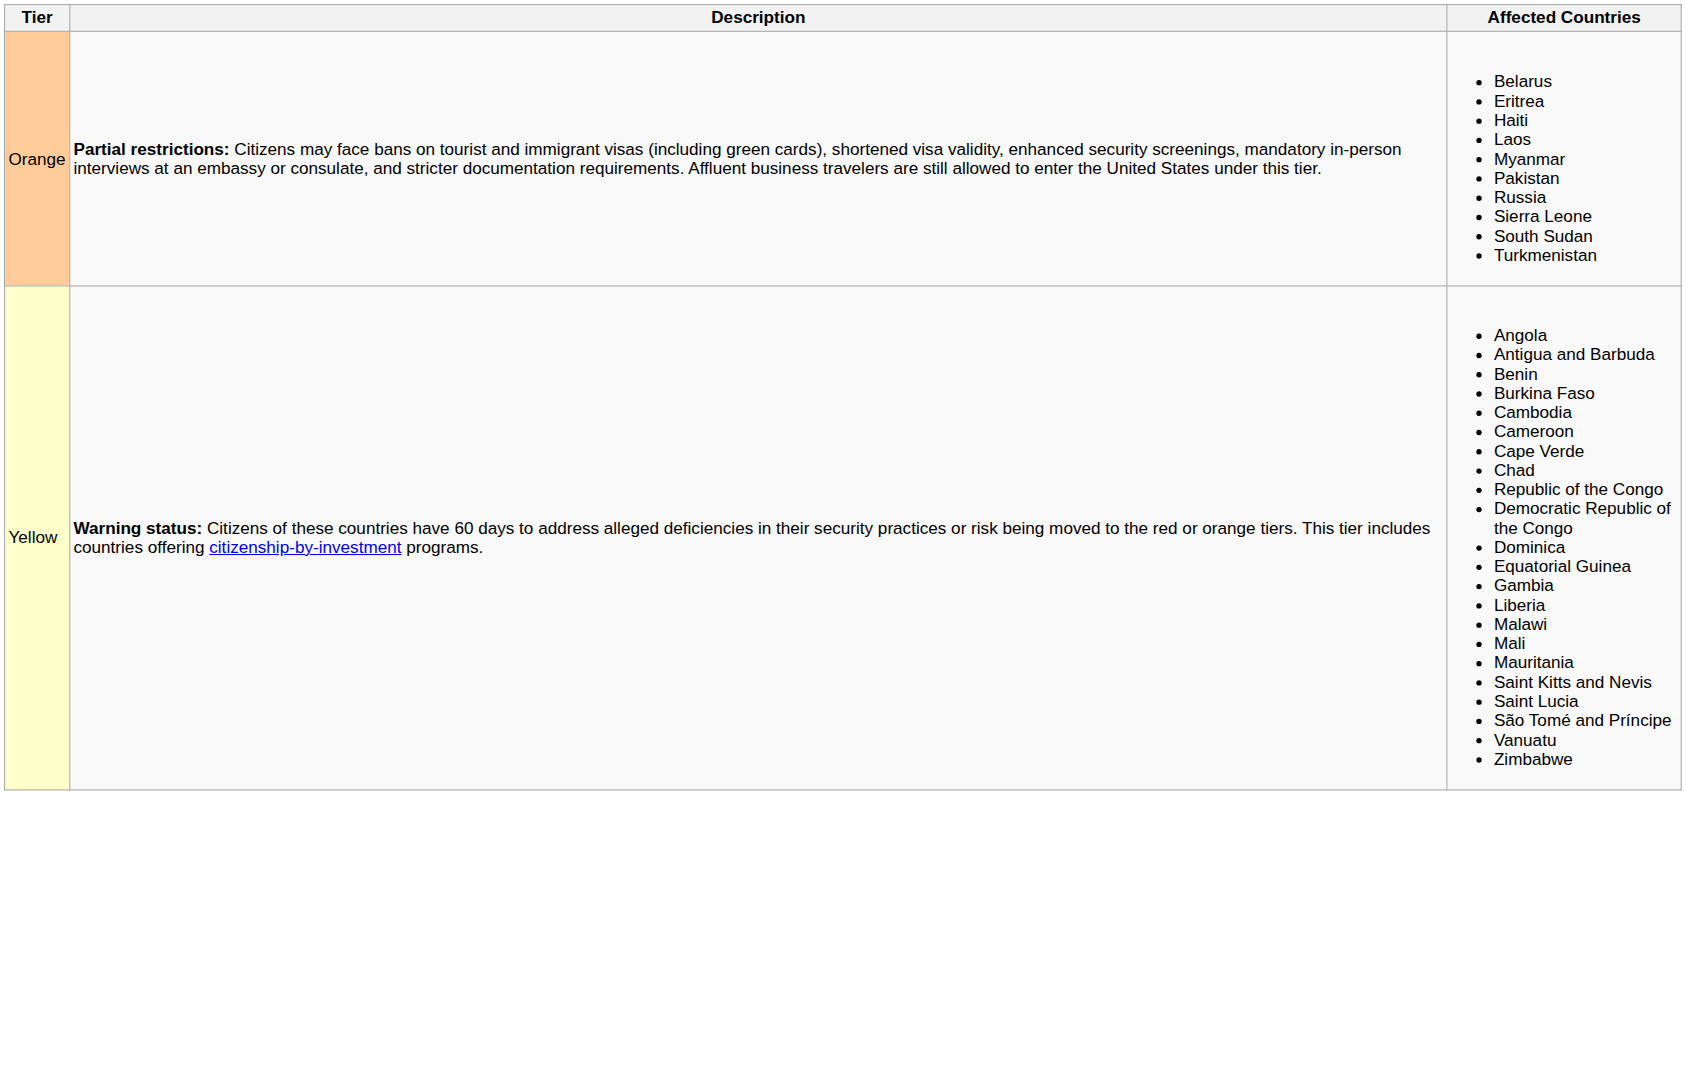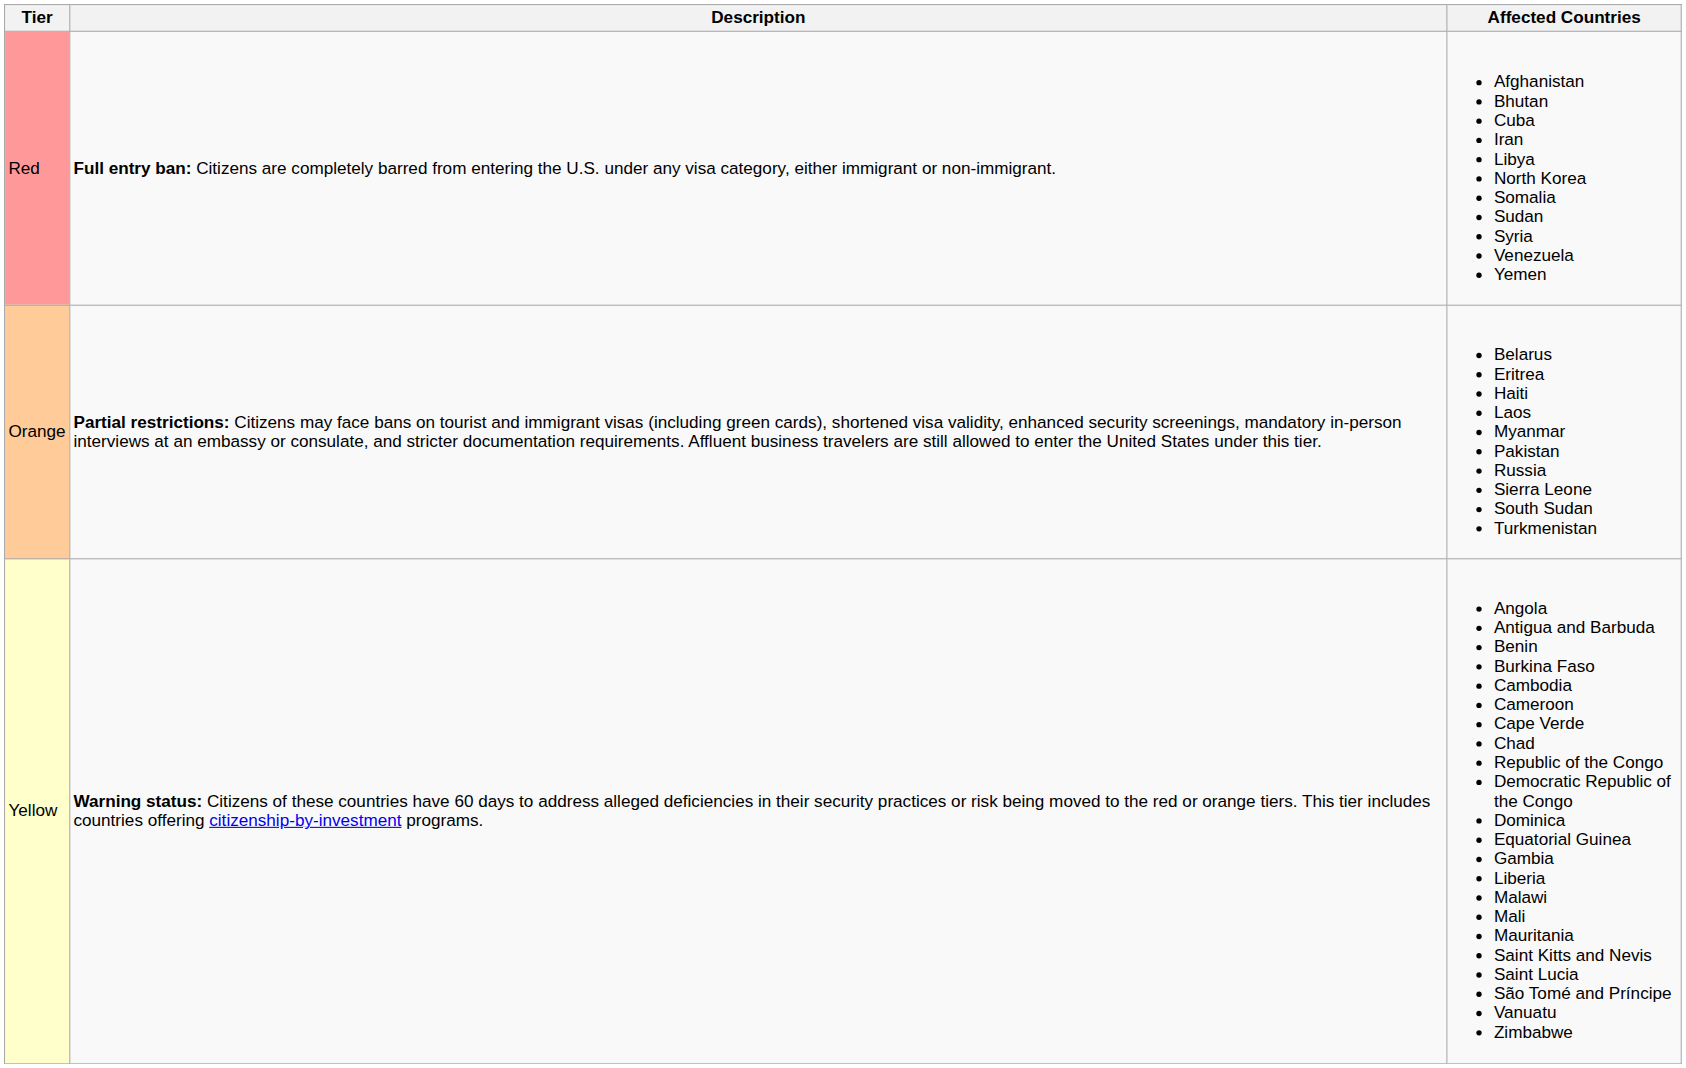+ row: (24, 168)
